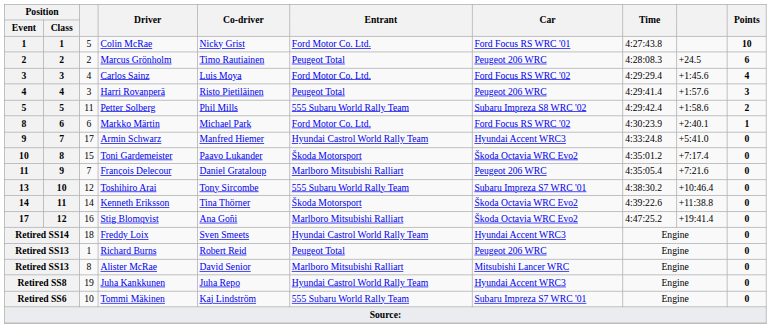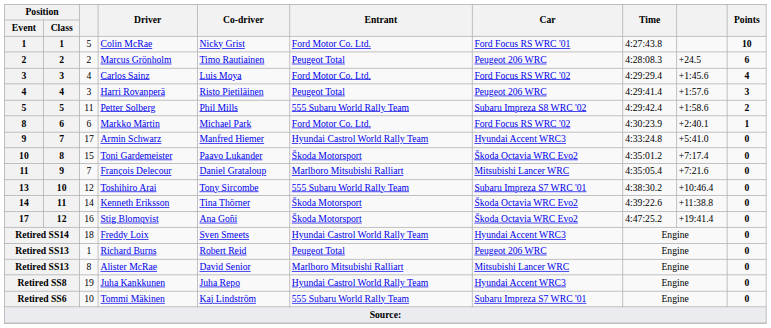(510, 171) Peugeot 206 WRC -> (522, 171) Mitsubishi Lancer WRC
(348, 219) Marlboro Mitsubishi Ralliart -> (327, 219) Škoda Motorsport
